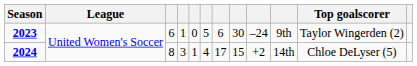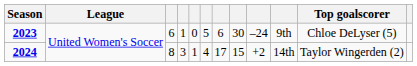(352, 33) Taylor Wingerden (2) -> (352, 33) Chloe DeLyser (5)
(352, 52) Chloe DeLyser (5) -> (352, 52) Taylor Wingerden (2)
